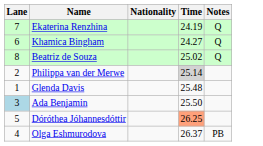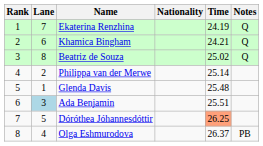+ column: (18, 12)
(191, 42) 24.27 -> (218, 42) 24.21
(191, 73) lightgrey background -> (218, 73) no background
(191, 103) 25.50 -> (218, 103) 25.51
